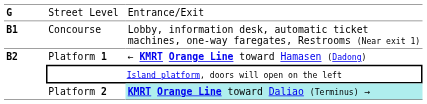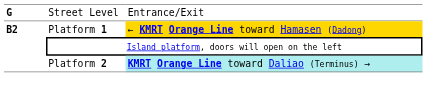- row: (75, 29)
(247, 57) no background -> (247, 29) gold background
